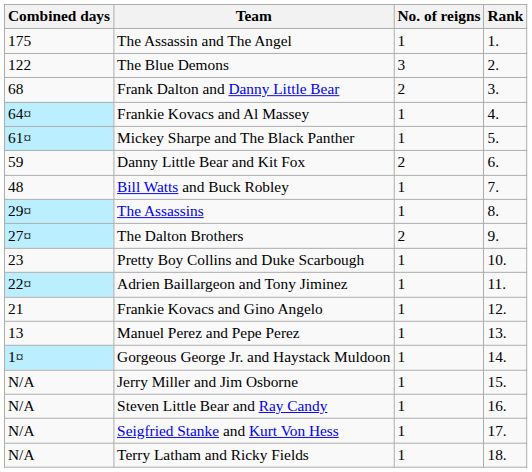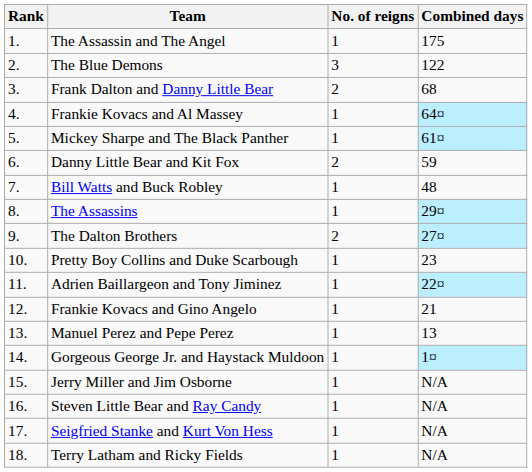columns swapped: (505, 16) <-> (59, 16)
